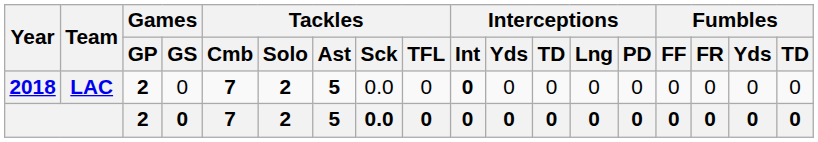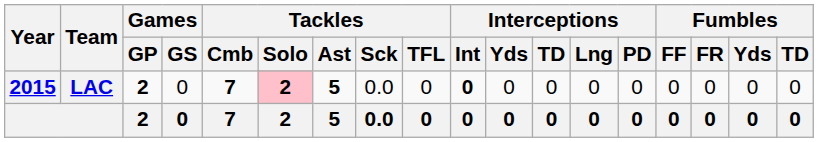(33, 86) 2018 -> (33, 86) 2015
(285, 86) no background -> (285, 86) pink background
